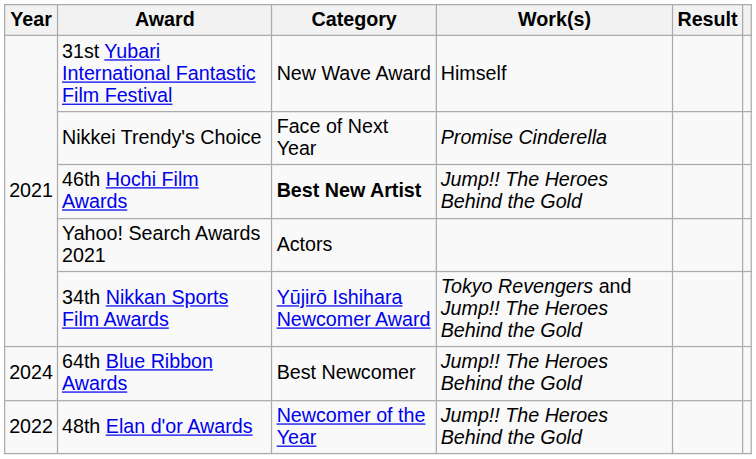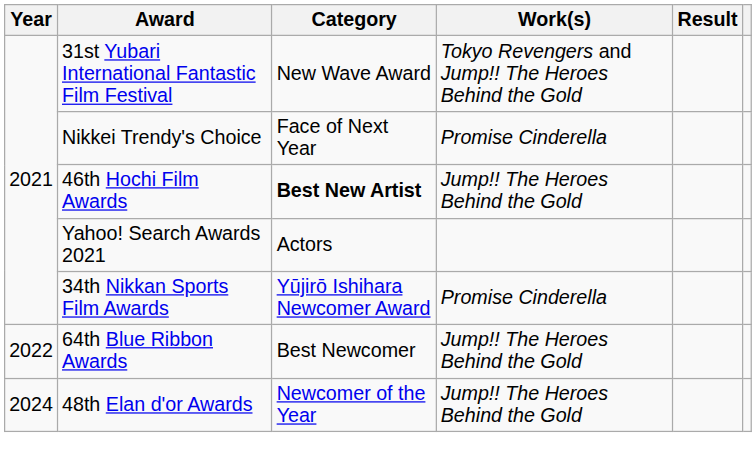(474, 73) Himself -> (536, 73) Tokyo Revengers and Jump!! The Heroes Behind the Gold
(536, 309) Tokyo Revengers and Jump!! The Heroes Behind the Gold -> (524, 297) Promise Cinderella
(31, 373) 2024 -> (31, 351) 2022
(31, 426) 2022 -> (31, 404) 2024
